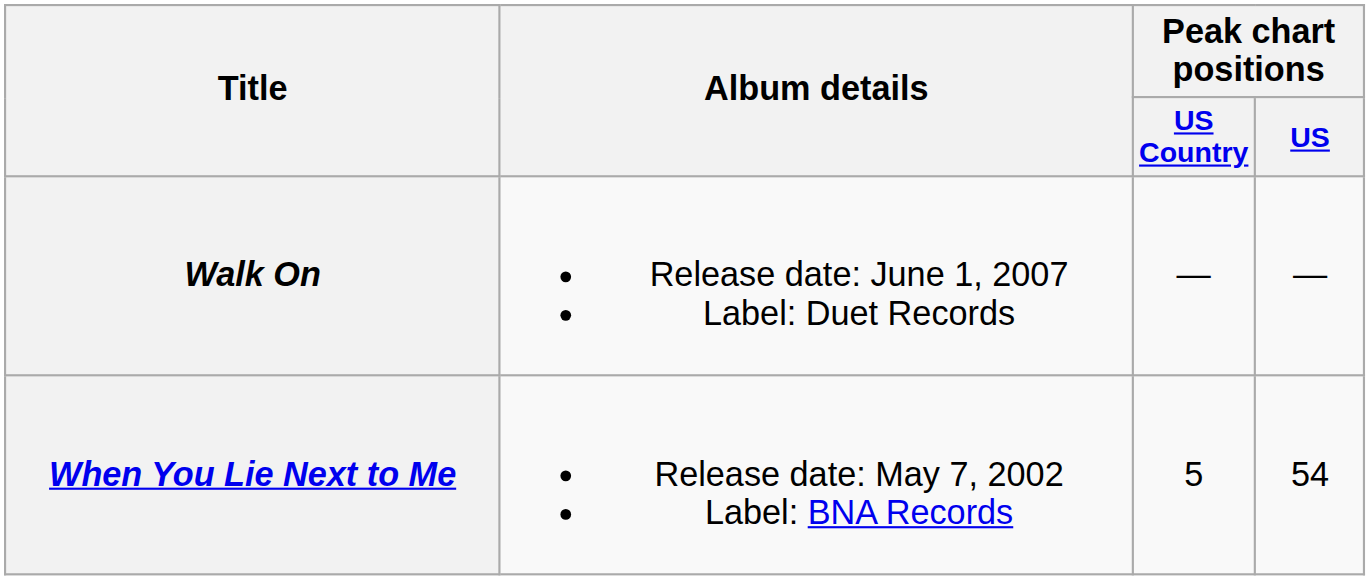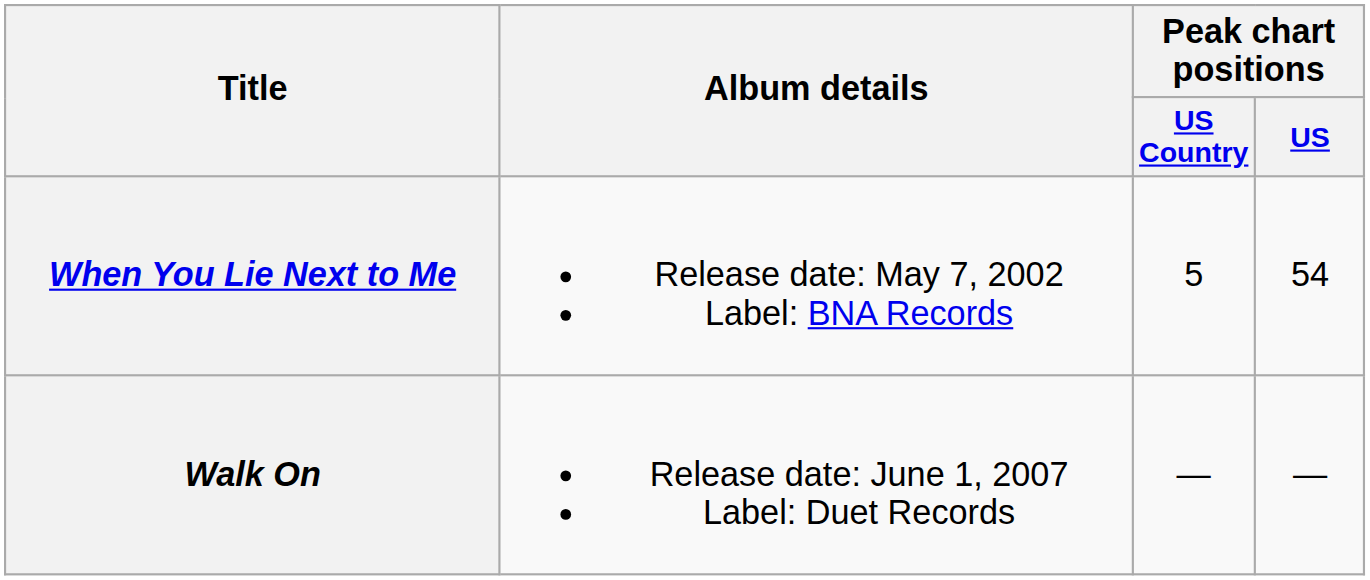rows swapped: (253, 474) <-> (253, 274)
